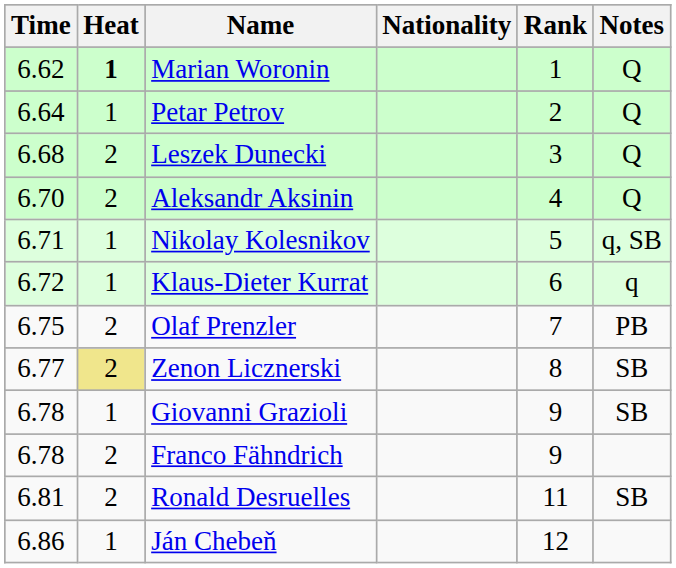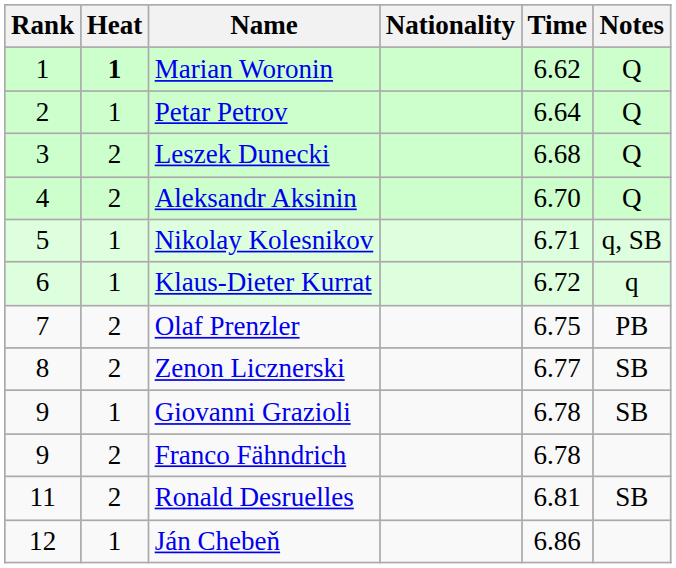columns swapped: (555, 25) <-> (41, 25)
(111, 369) khaki background -> (114, 369) no background
